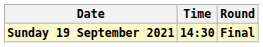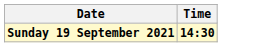- column: (238, 14)
